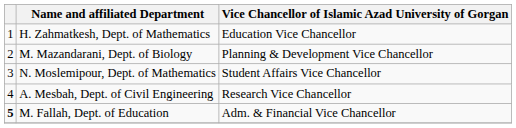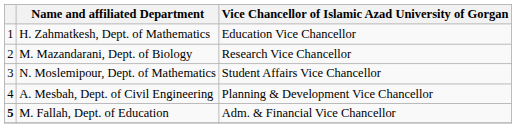(327, 53) Planning & Development Vice Chancellor -> (286, 53) Research Vice Chancellor
(286, 93) Research Vice Chancellor -> (327, 93) Planning & Development Vice Chancellor
